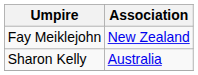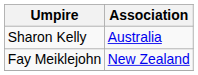rows swapped: (47, 59) <-> (54, 37)
